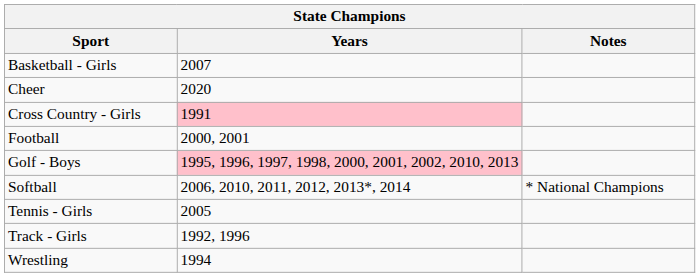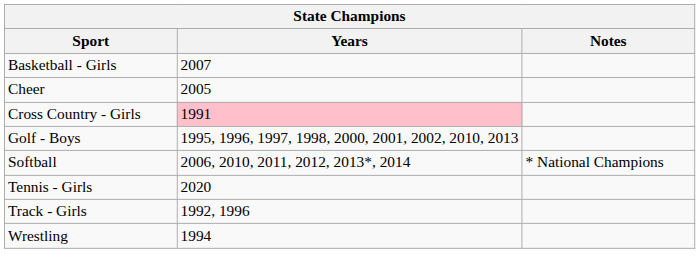(196, 89) 2020 -> (196, 89) 2005
- row: (34, 138)
(349, 162) pink background -> (349, 138) no background
(196, 211) 2005 -> (196, 187) 2020
